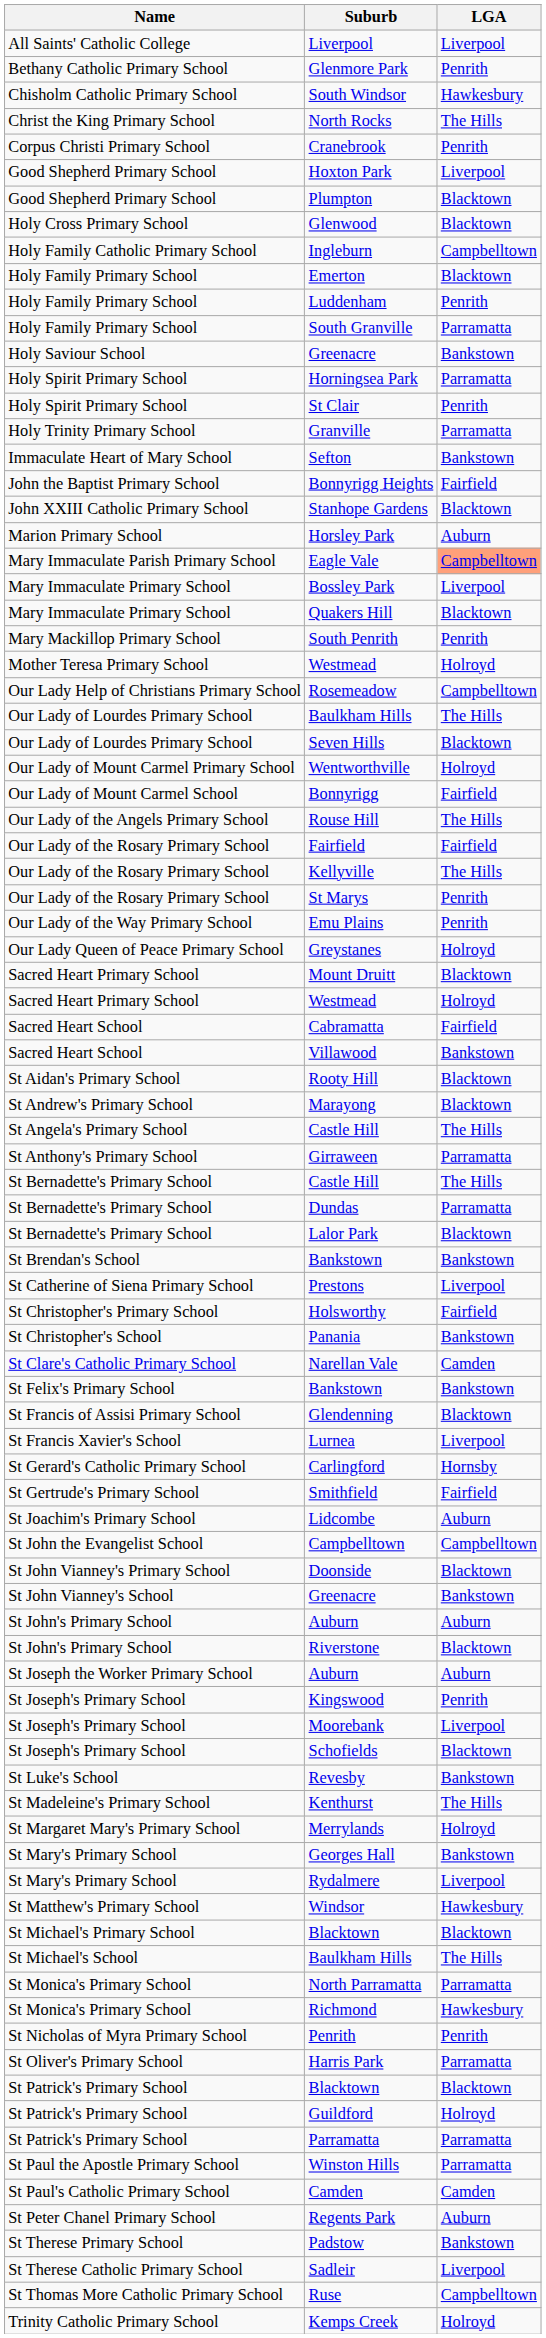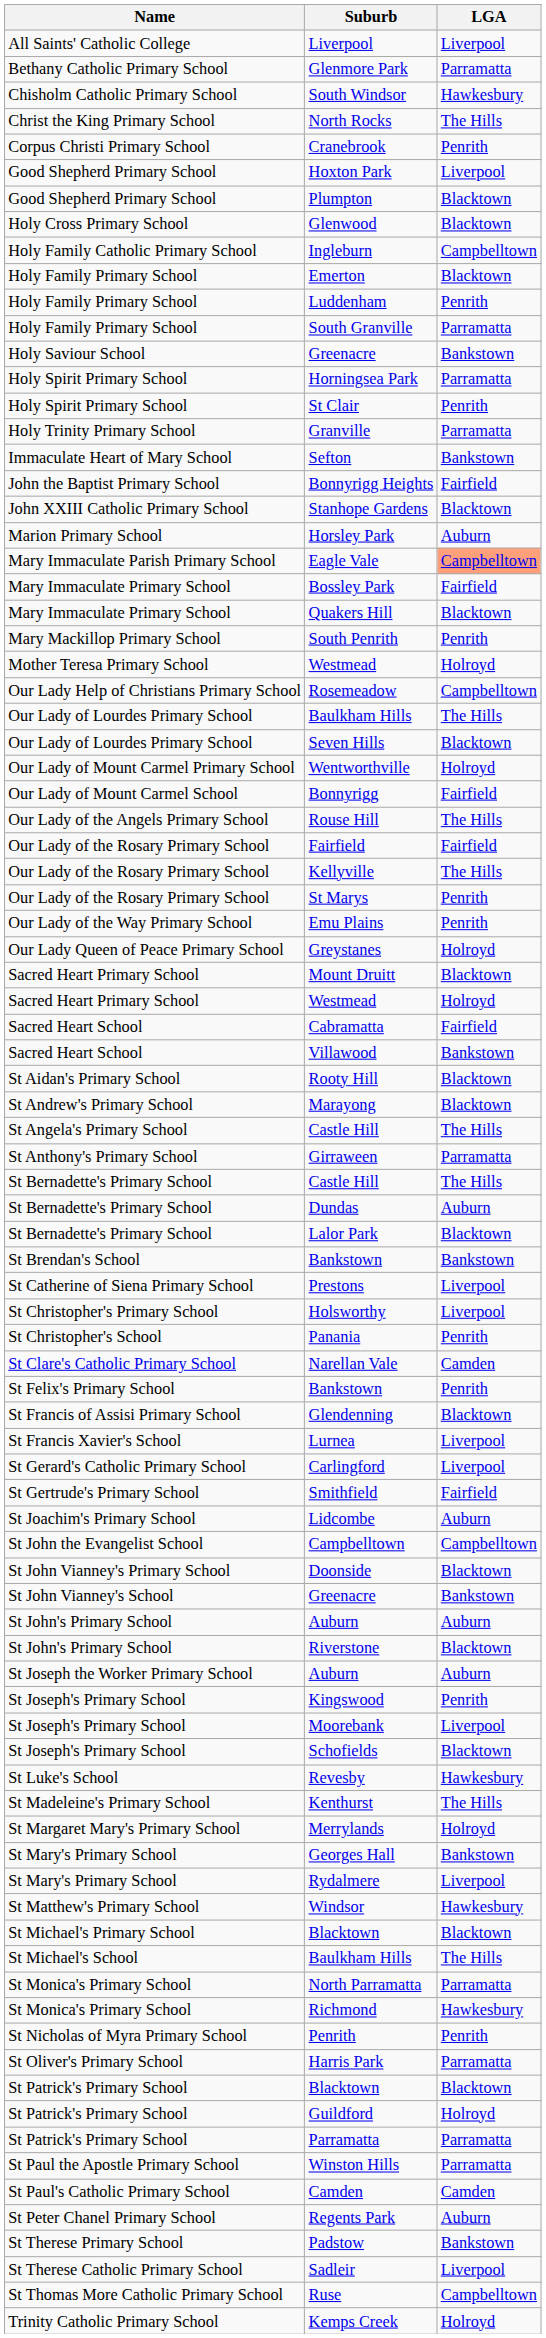(464, 69) Penrith -> (476, 69) Parramatta
(473, 586) Liverpool -> (469, 586) Fairfield
(476, 1208) Parramatta -> (466, 1208) Auburn
(469, 1311) Fairfield -> (473, 1311) Liverpool
(478, 1337) Bankstown -> (464, 1337) Penrith
(478, 1389) Bankstown -> (464, 1389) Penrith
(469, 1466) Hornsby -> (473, 1466) Liverpool
(478, 1777) Bankstown -> (482, 1777) Hawkesbury
